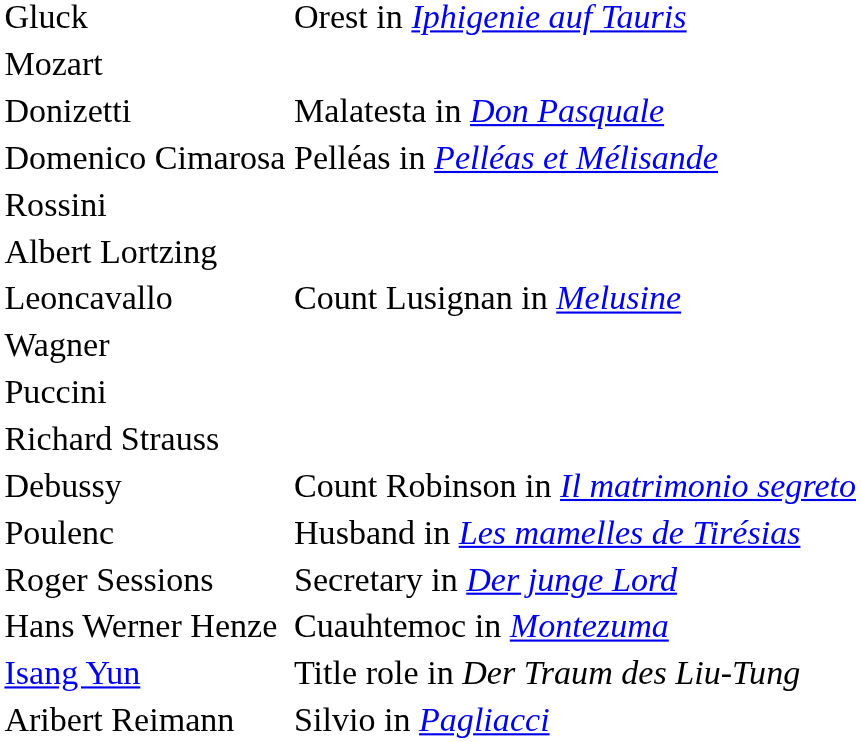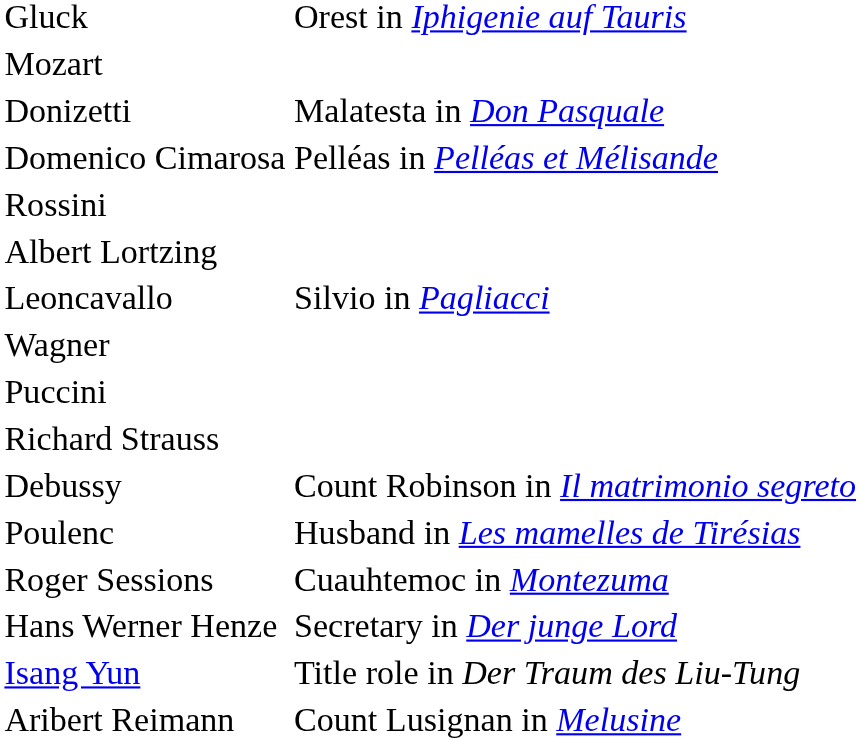(488, 298) Count Lusignan in Melusine -> (422, 298) Silvio in Pagliacci
(486, 579) Secretary in Der junge Lord -> (481, 579) Cuauhtemoc in Montezuma
(481, 626) Cuauhtemoc in Montezuma -> (486, 626) Secretary in Der junge Lord
(422, 719) Silvio in Pagliacci -> (488, 719) Count Lusignan in Melusine
